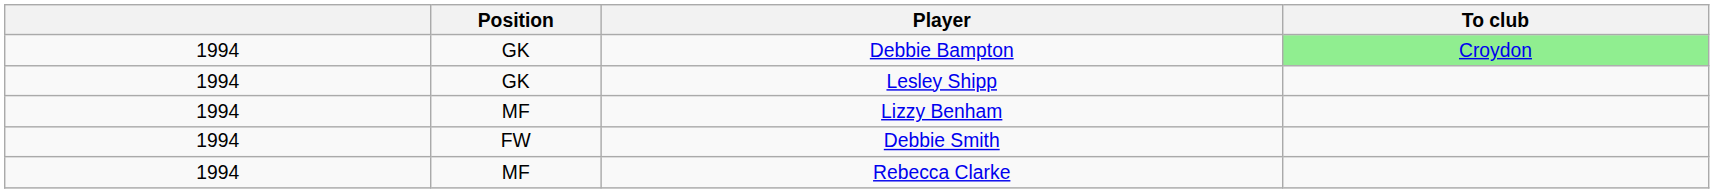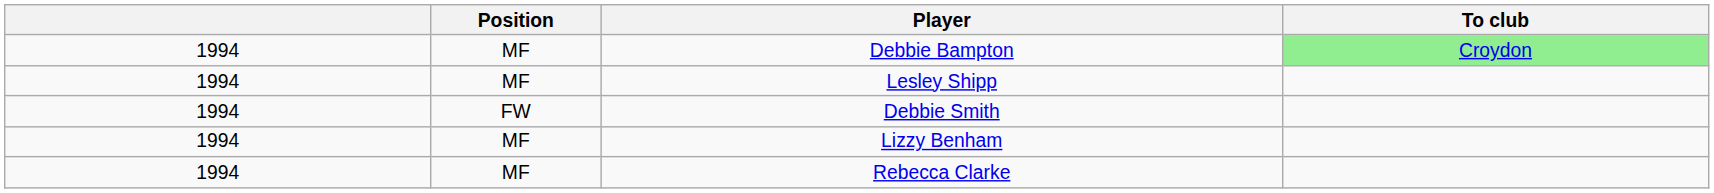(516, 50) GK -> (516, 50) MF
(516, 80) GK -> (516, 80) MF
rows swapped: (942, 141) <-> (942, 111)
